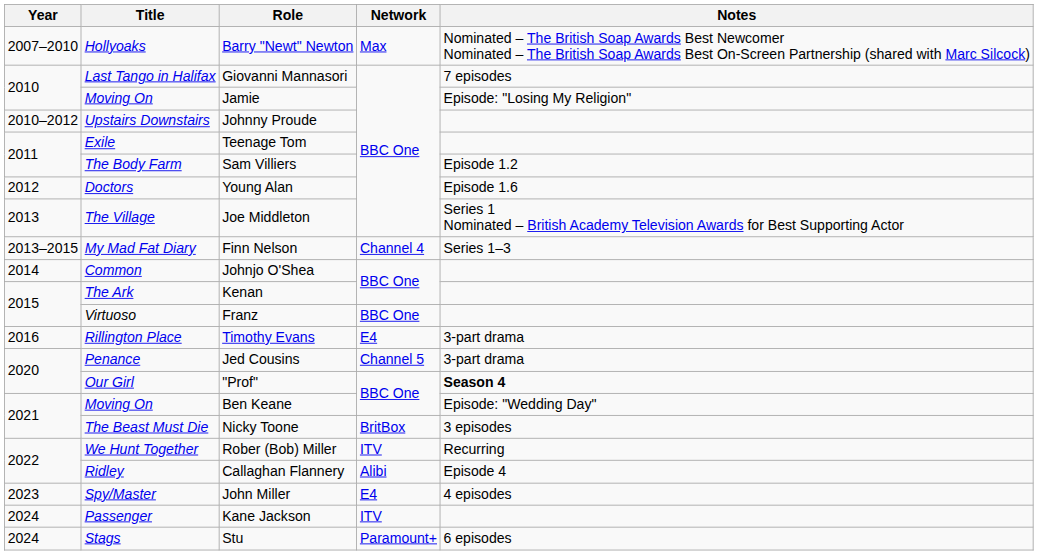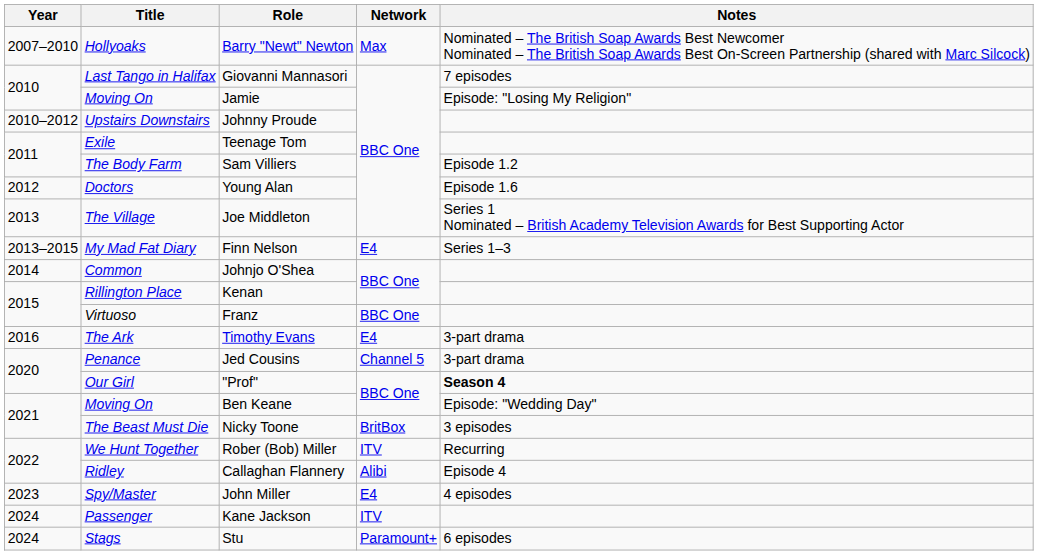(392, 248) Channel 4 -> (369, 248) E4
(109, 292) The Ark -> (133, 292) Rillington Place
(133, 337) Rillington Place -> (109, 337) The Ark
